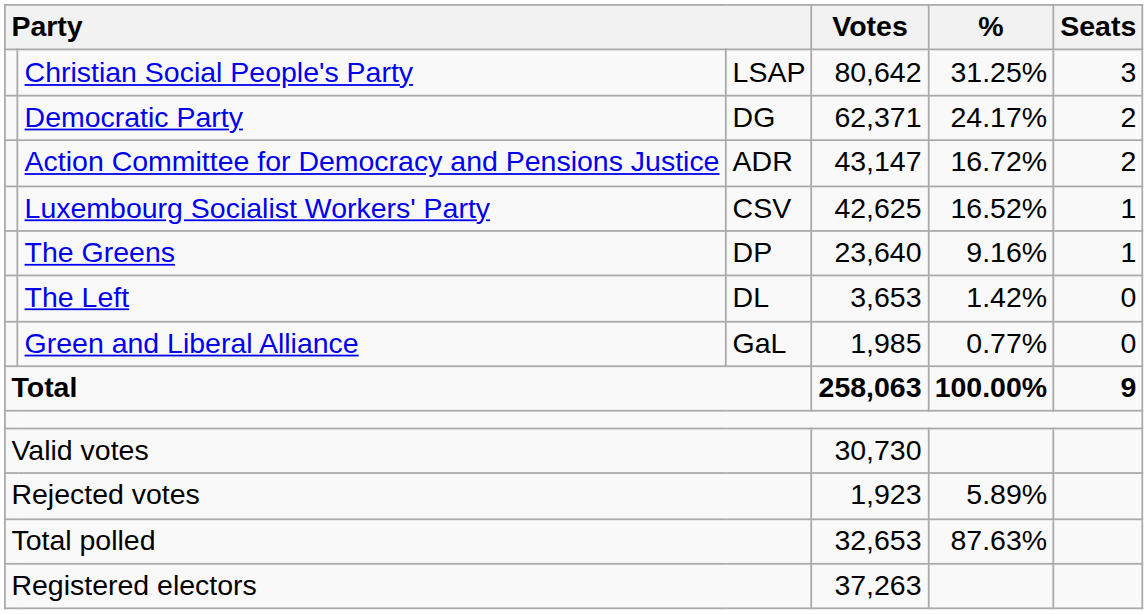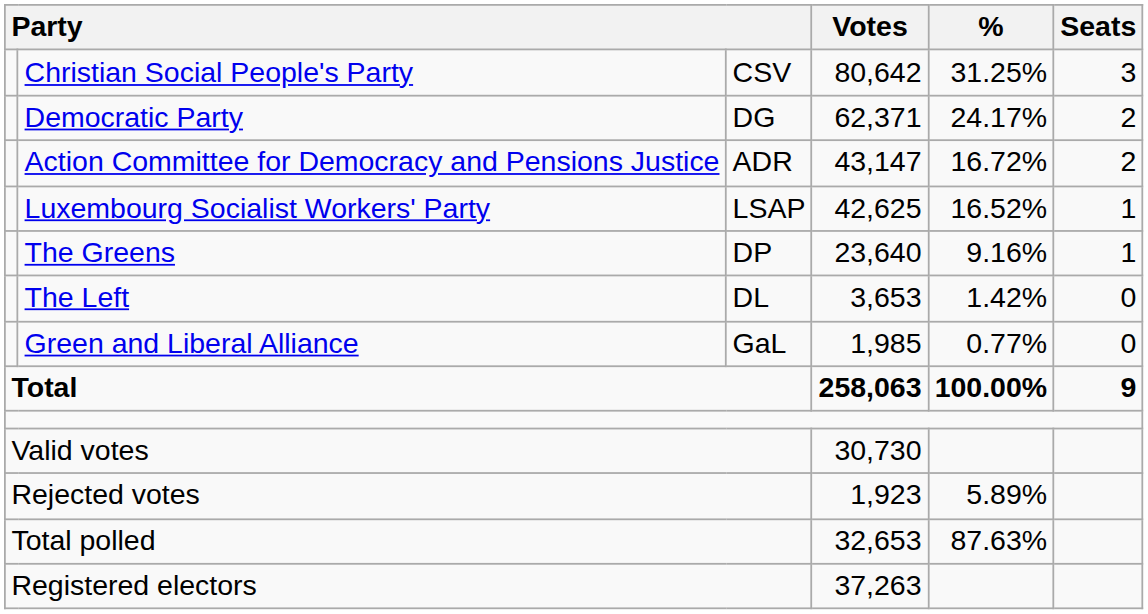(769, 72) LSAP -> (762, 72) CSV
(762, 207) CSV -> (769, 207) LSAP
